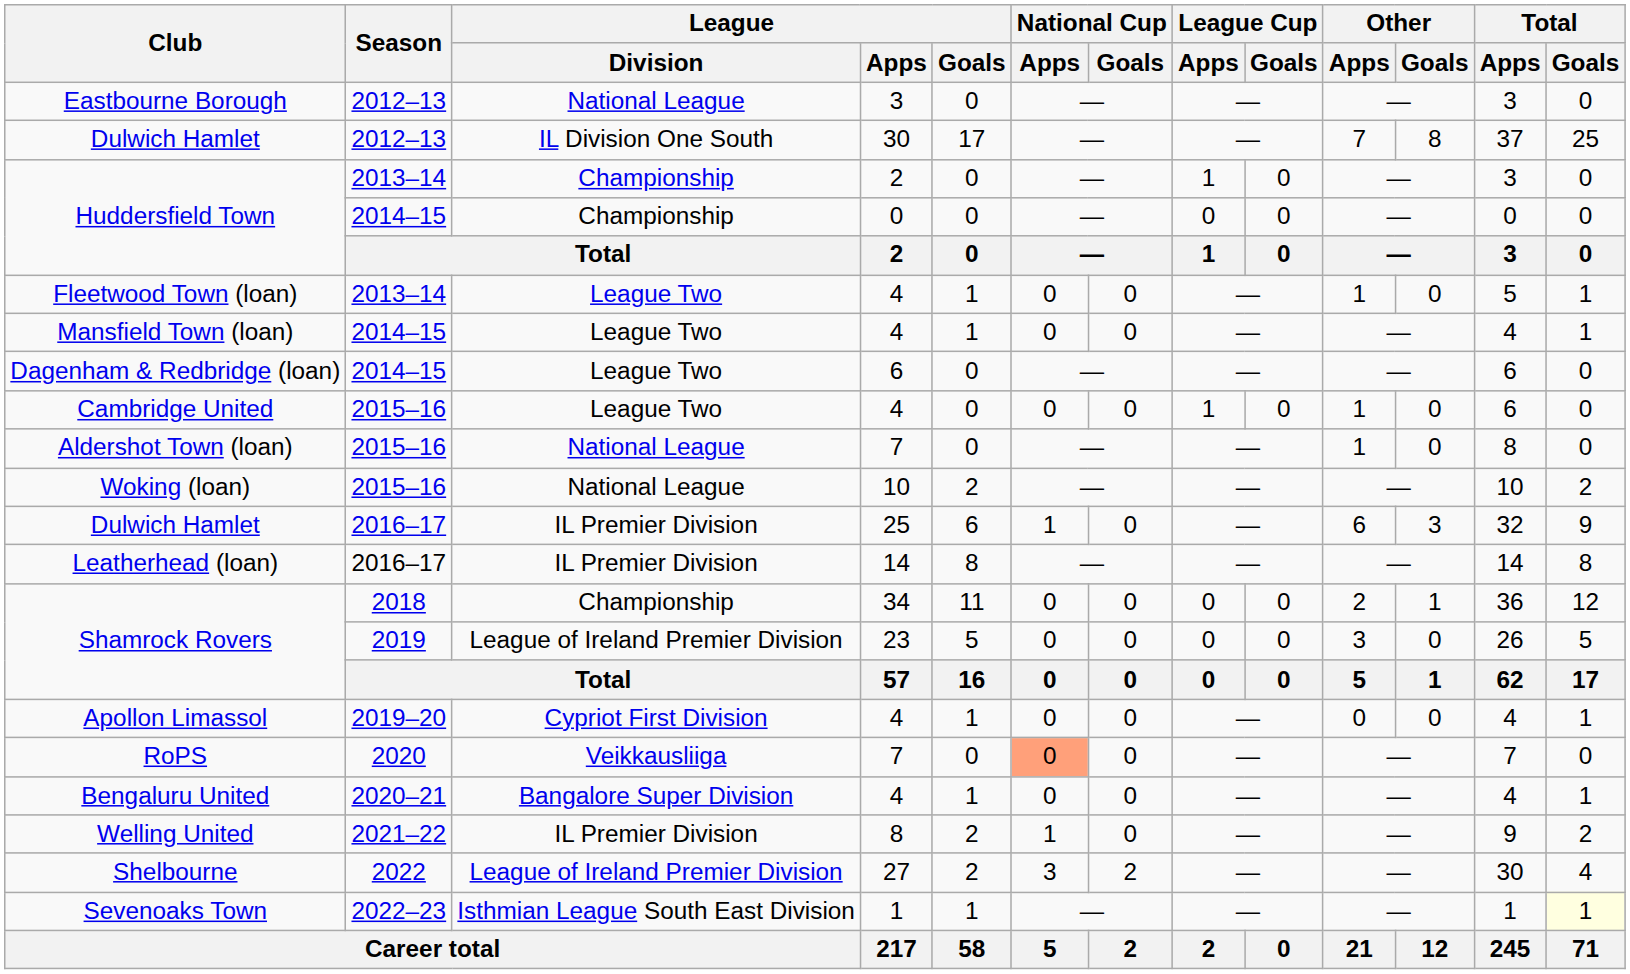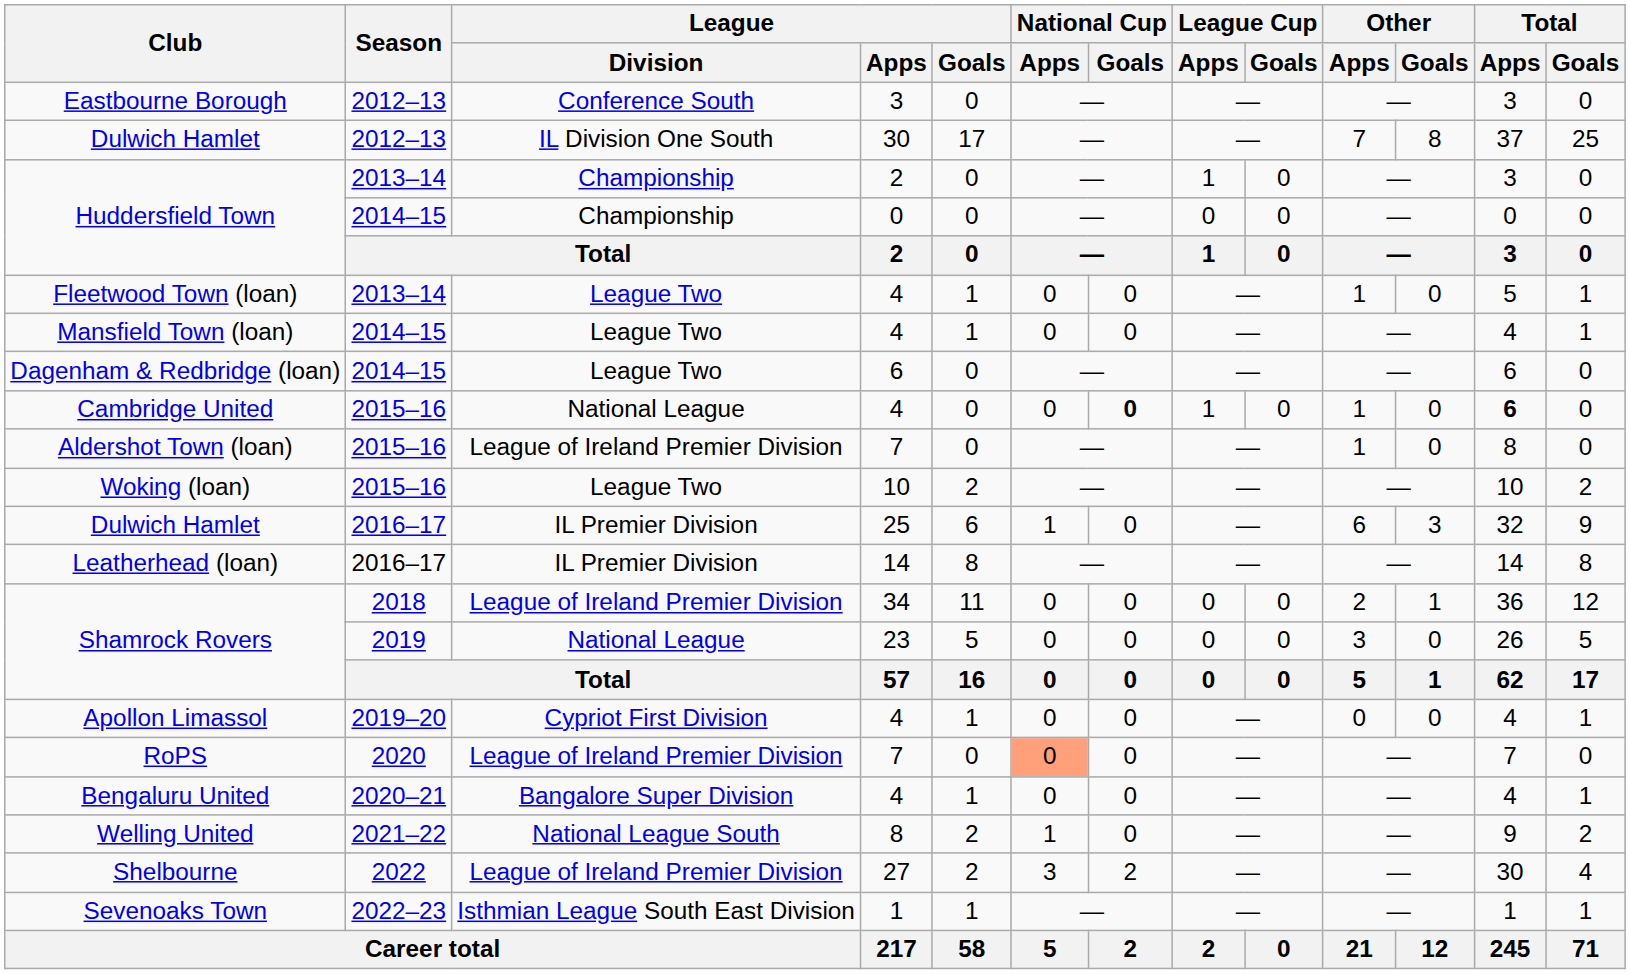(656, 100) National League -> (656, 100) Conference South
(656, 409) League Two -> (656, 409) National League
(1130, 409) normal -> (1130, 409) bold
(1510, 409) normal -> (1510, 409) bold
(656, 448) National League -> (656, 448) League of Ireland Premier Division
(656, 486) National League -> (656, 486) League Two
(656, 602) Championship -> (656, 602) League of Ireland Premier Division
(656, 640) League of Ireland Premier Division -> (656, 640) National League
(656, 756) Veikkausliiga -> (656, 756) League of Ireland Premier Division
(656, 833) IL Premier Division -> (656, 833) National League South
(1585, 910) lightyellow background -> (1585, 910) no background
